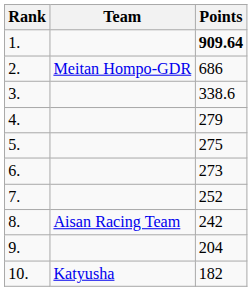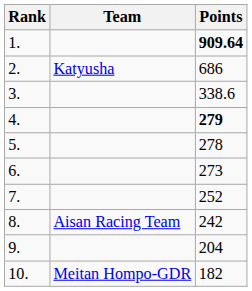(122, 68) Meitan Hompo-GDR -> (84, 68) Katyusha
(211, 119) normal -> (211, 119) bold
(211, 145) 275 -> (211, 145) 278
(84, 273) Katyusha -> (122, 273) Meitan Hompo-GDR
